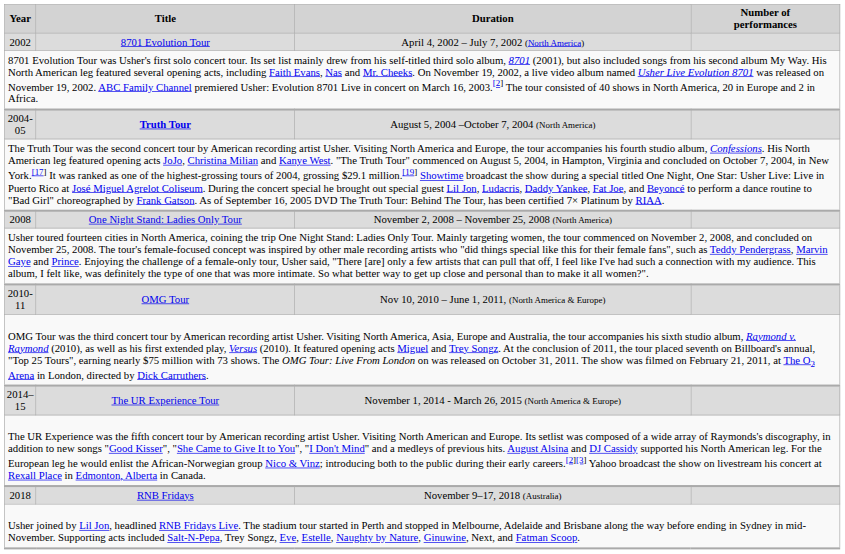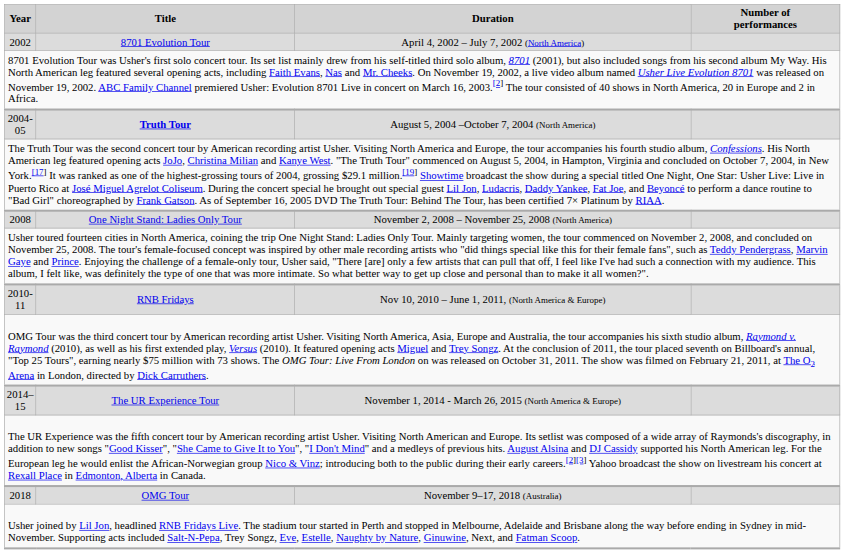(165, 299) OMG Tour -> (165, 299) RNB Fridays
(165, 495) RNB Fridays -> (165, 495) OMG Tour
